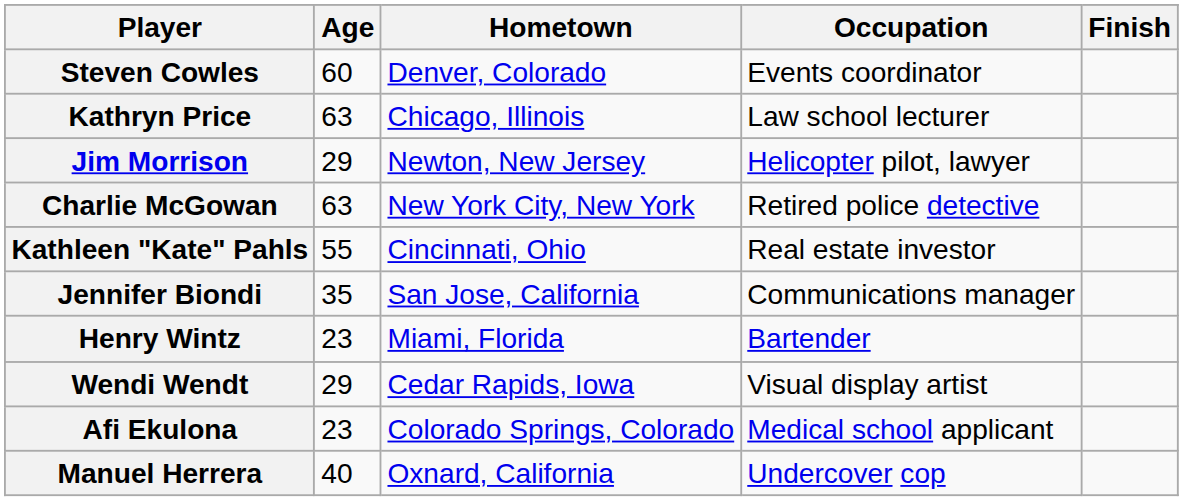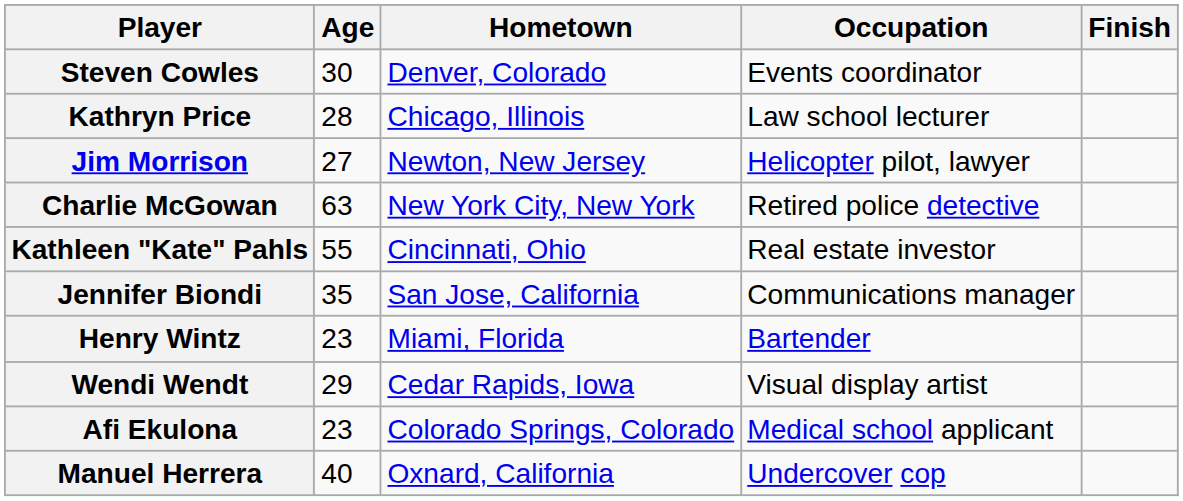(337, 72) 60 -> (337, 72) 30
(337, 116) 63 -> (337, 116) 28
(337, 161) 29 -> (337, 161) 27
